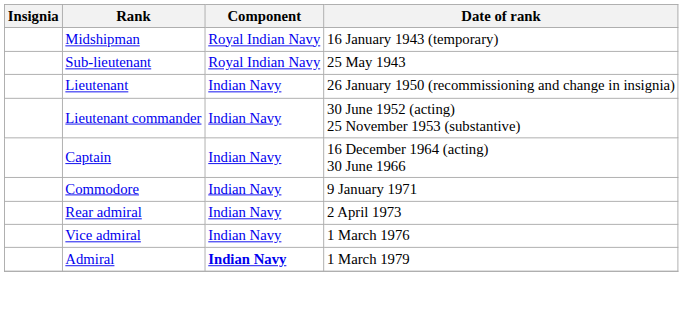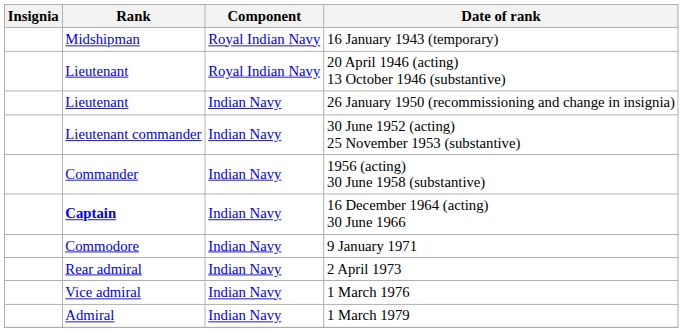- row: (366, 62)
+ row: (416, 71)
+ row: (406, 174)
(88, 157) normal -> (91, 214) bold
(247, 259) bold -> (245, 315) normal
